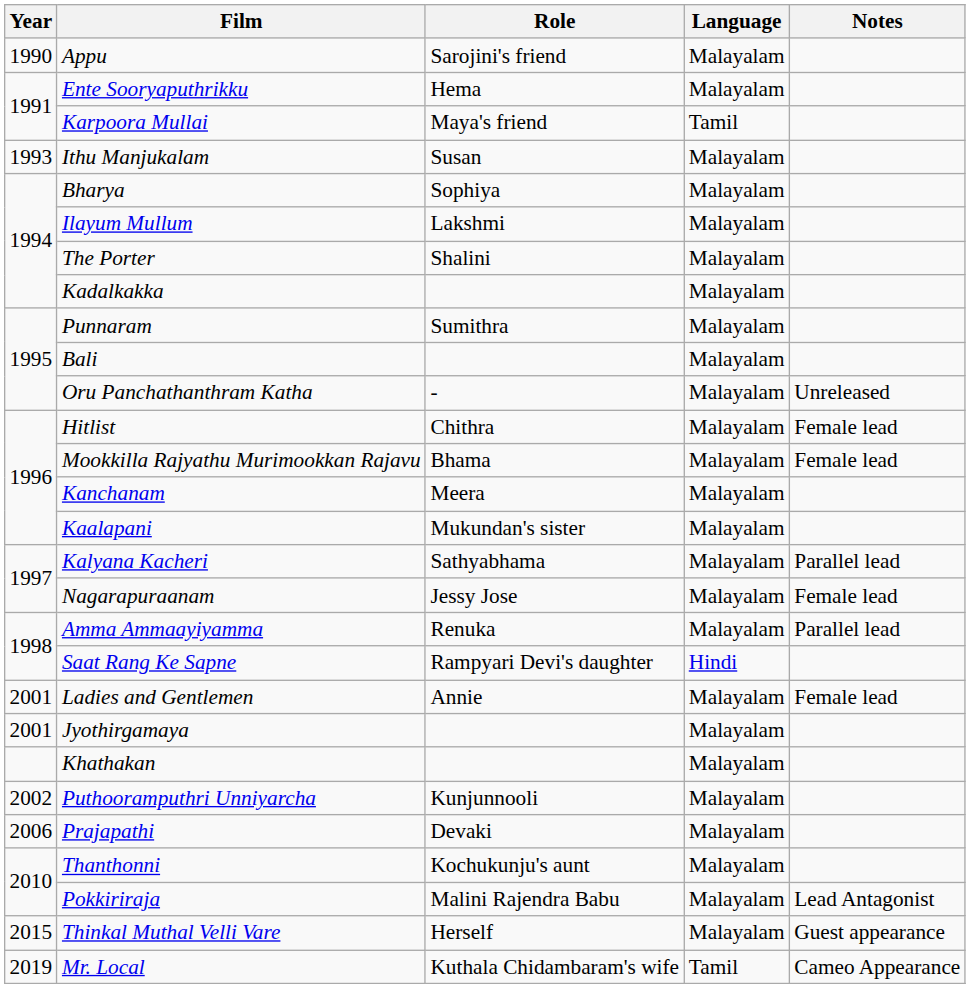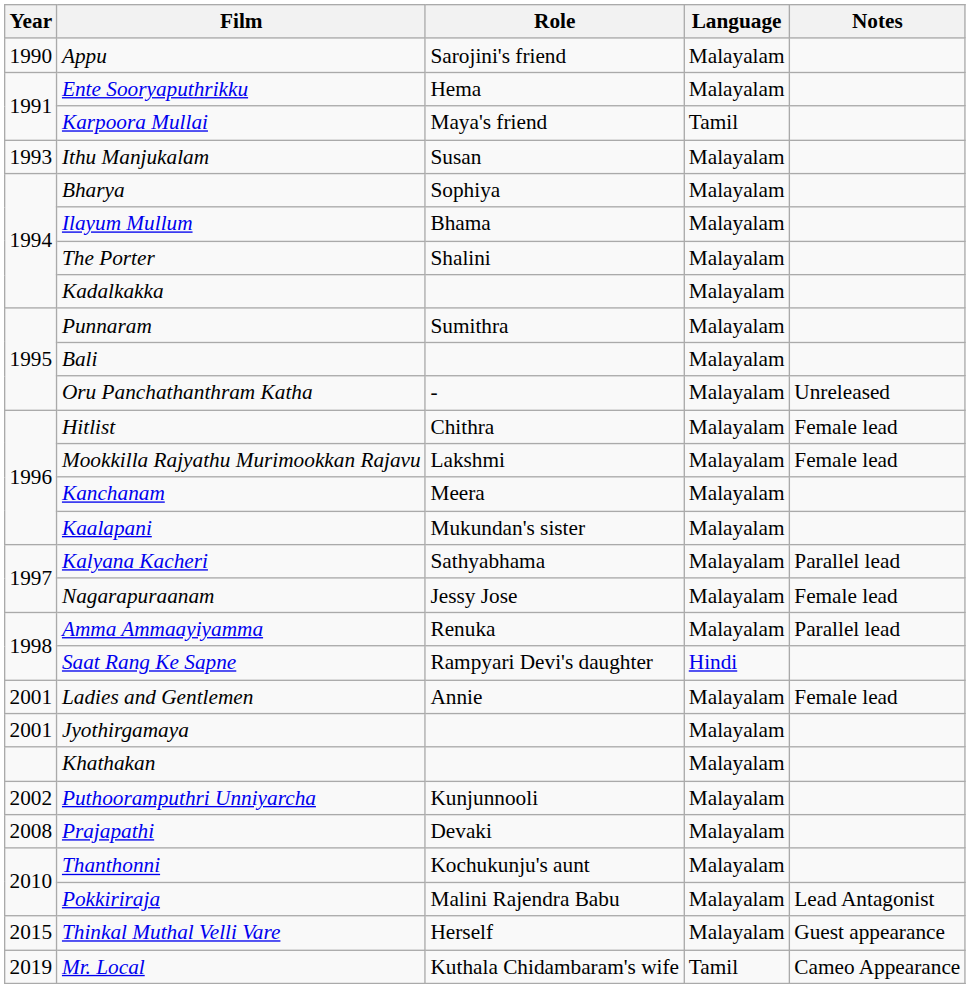(468, 223) Lakshmi -> (461, 223) Bhama
(461, 460) Bhama -> (468, 460) Lakshmi
(31, 831) 2006 -> (31, 831) 2008
